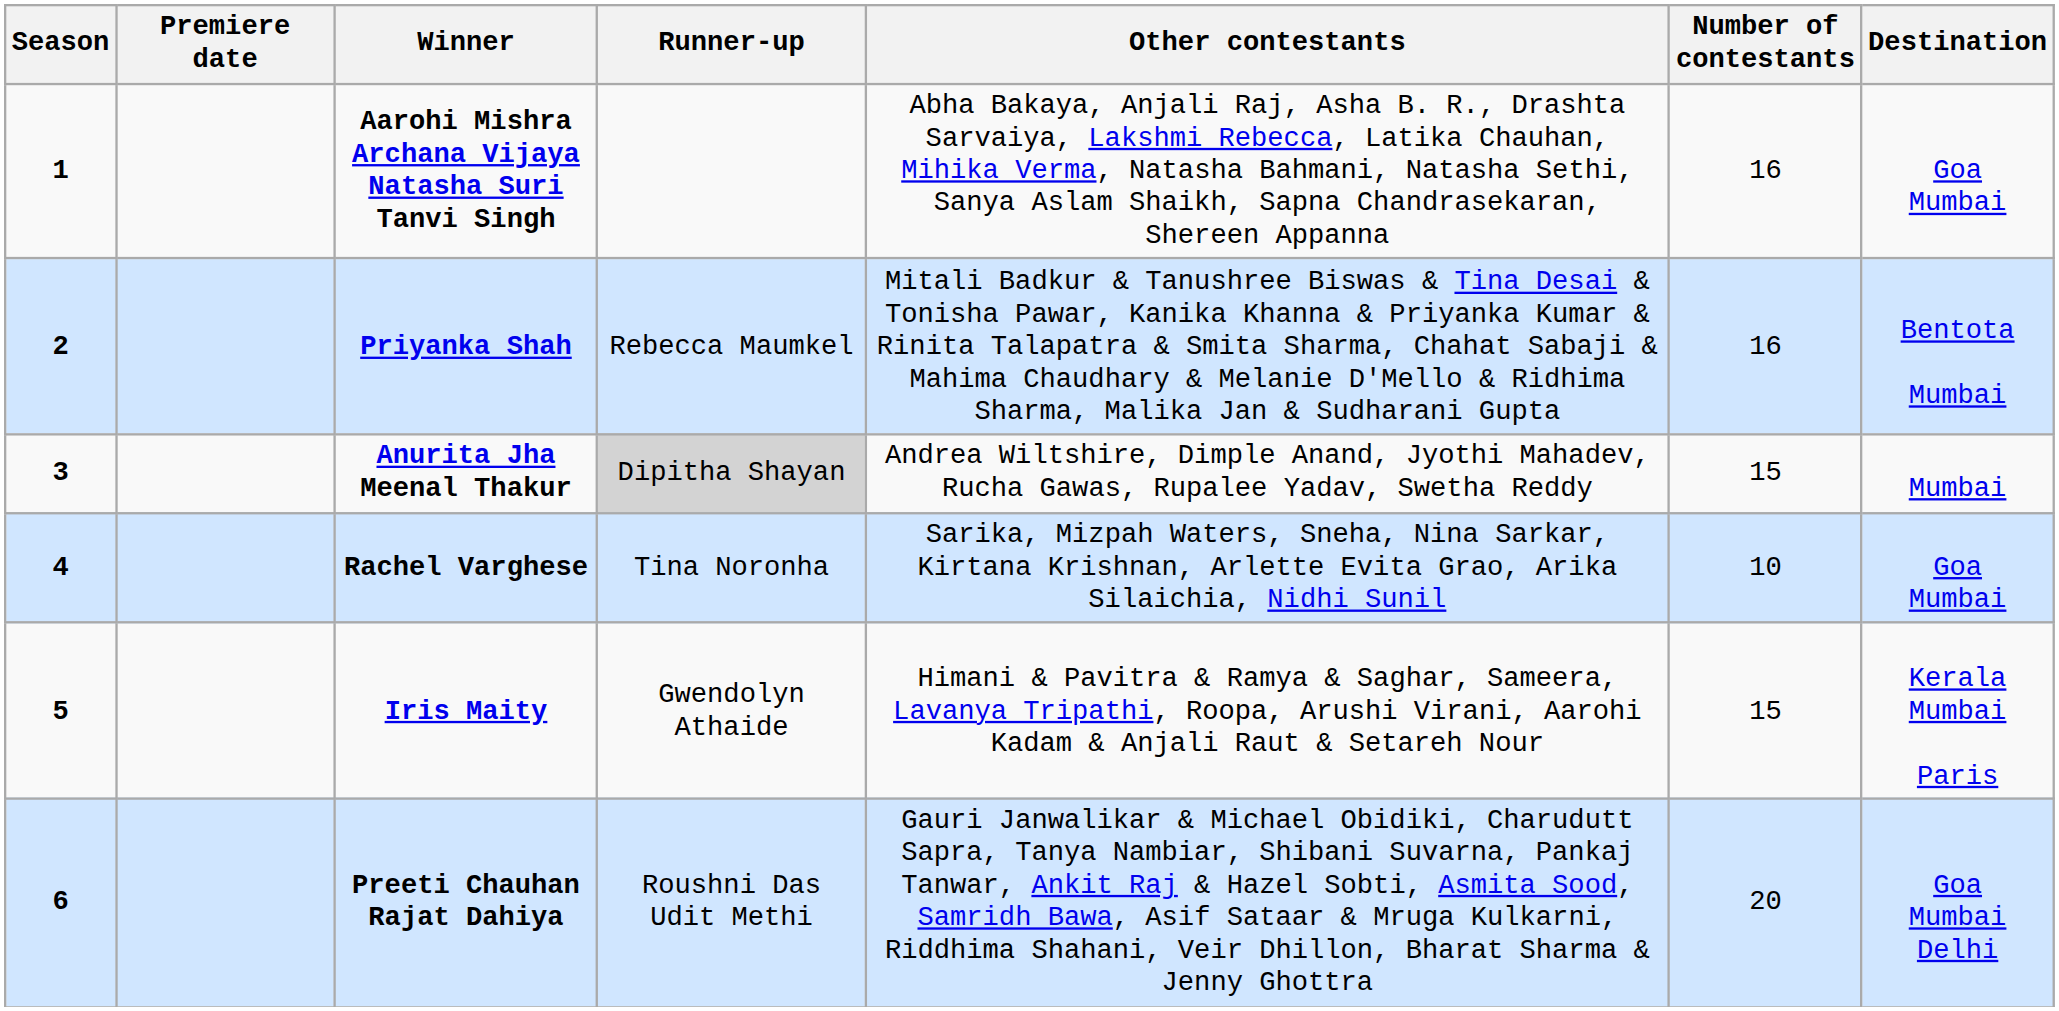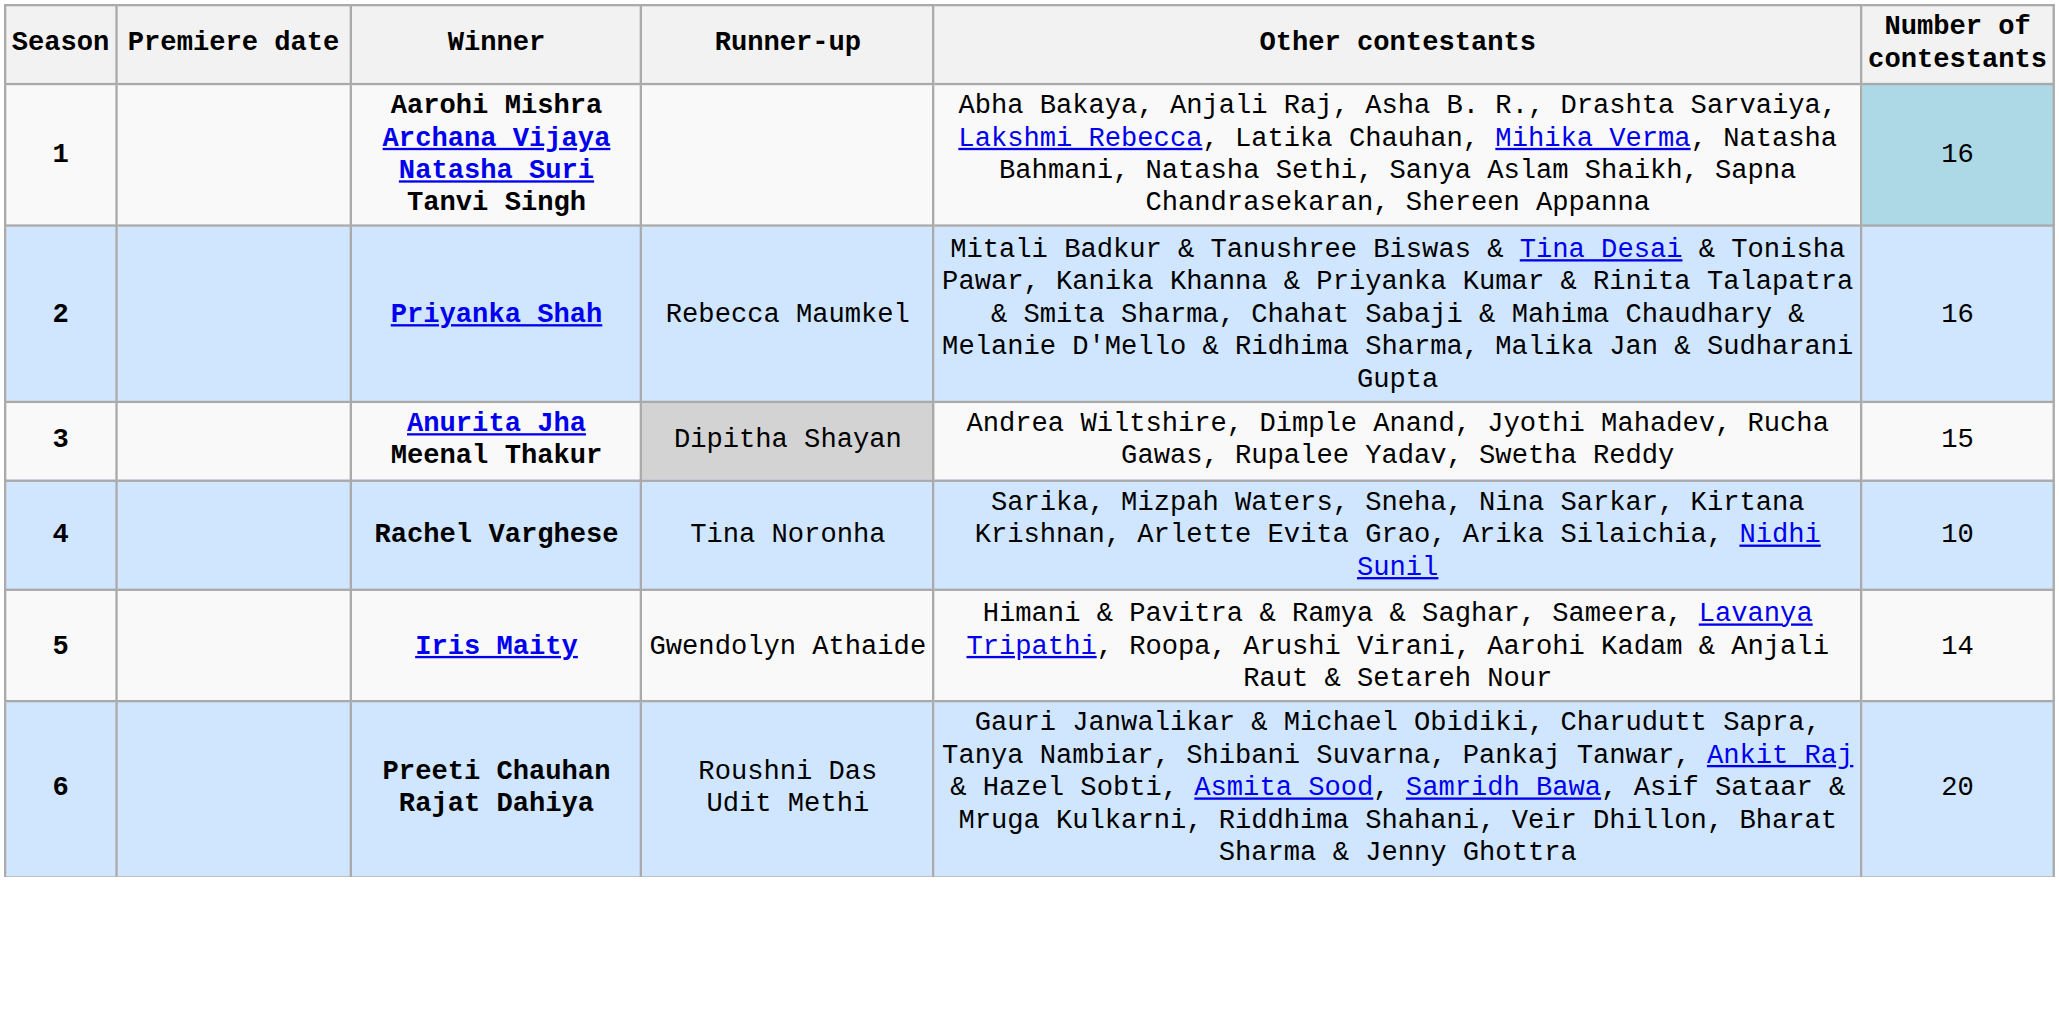- column: (1958, 44)
(1765, 171) no background -> (1958, 154) lightblue background
(1765, 710) 15 -> (1958, 645) 14
